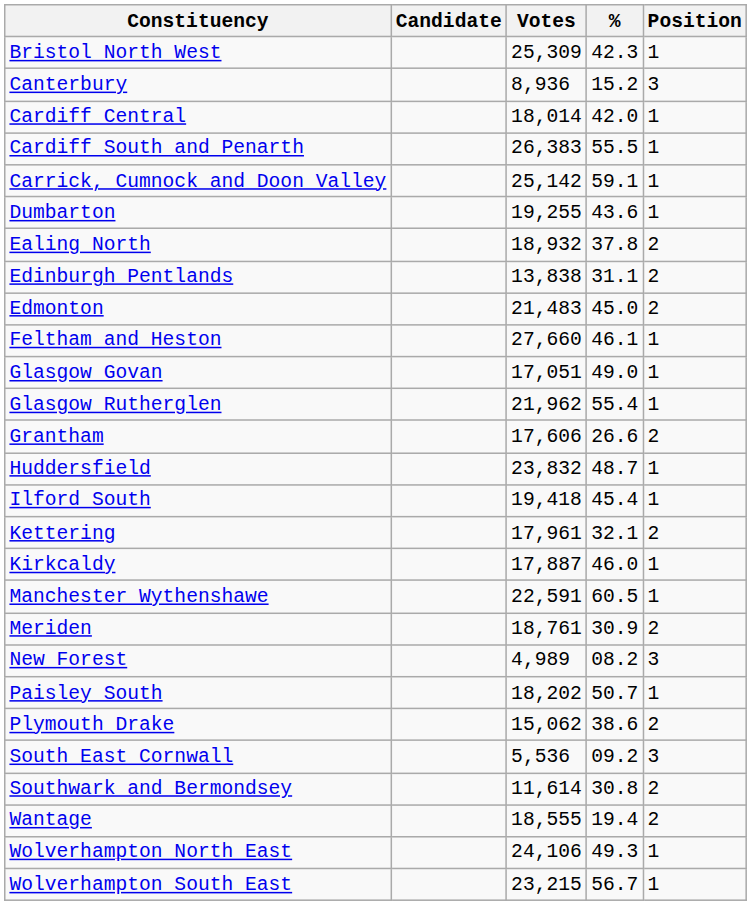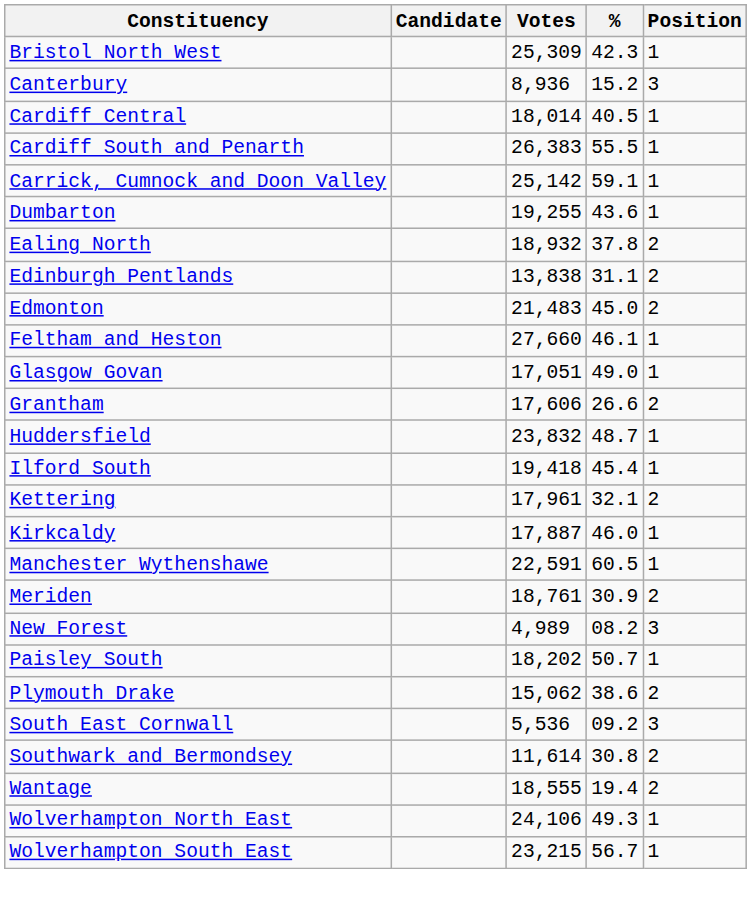(615, 117) 42.0 -> (615, 117) 40.5
- row: (115, 405)
